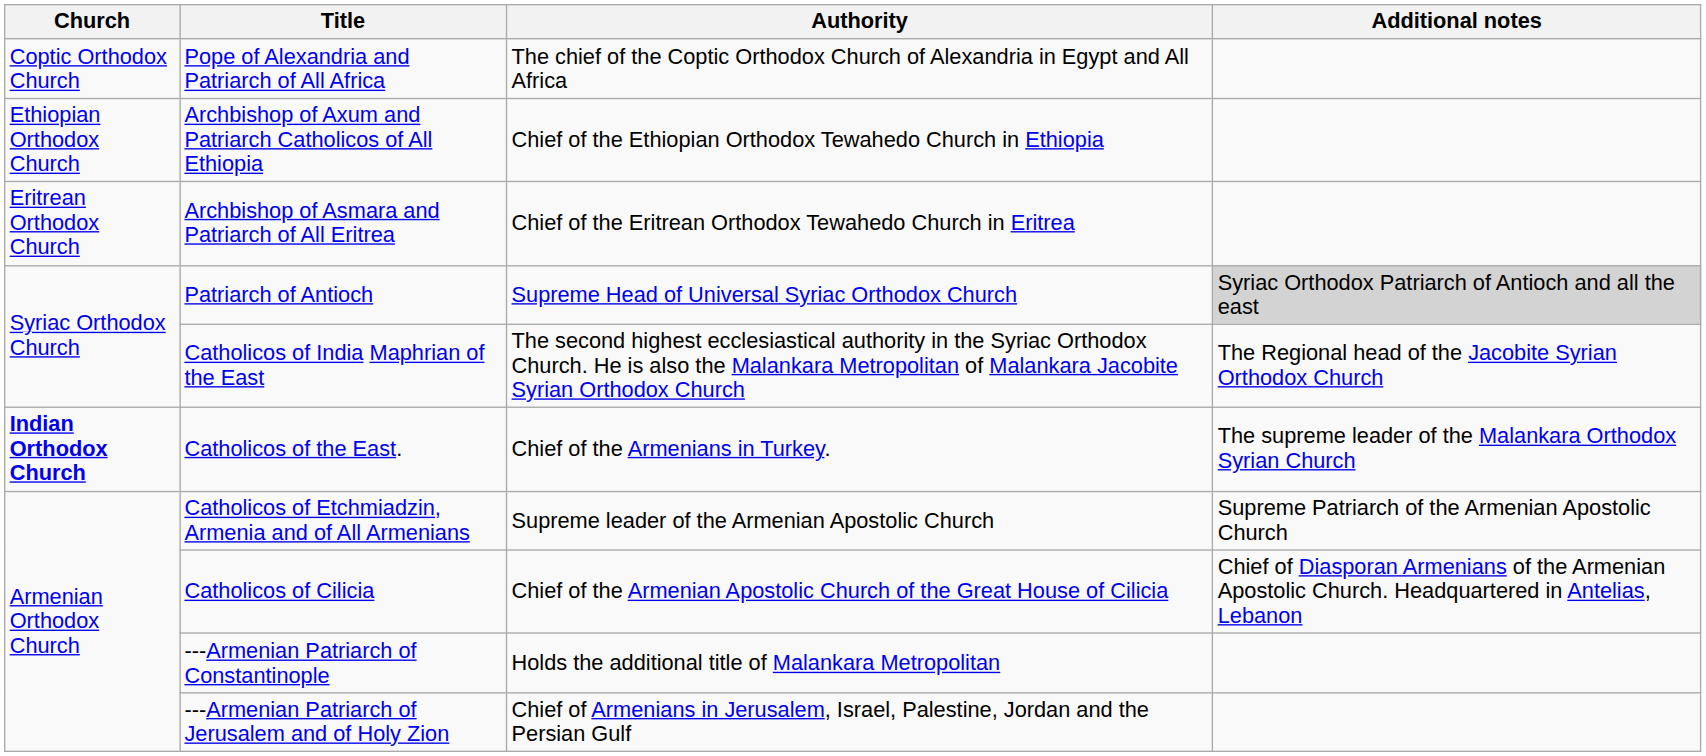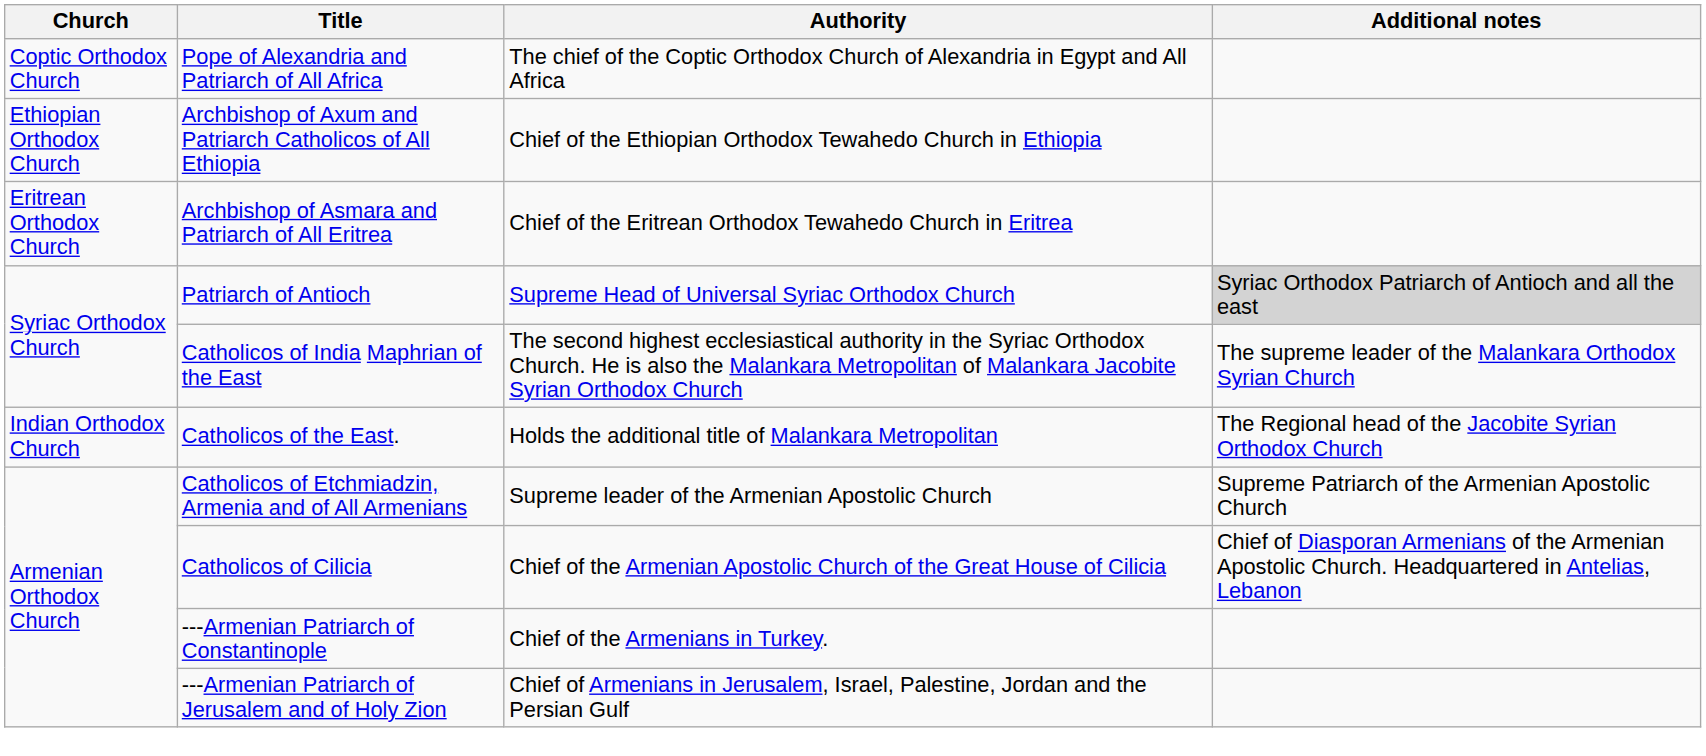(1417, 365) The Regional head of the Jacobite Syrian Orthodox Church -> (1446, 365) The supreme leader of the Malankara Orthodox Syrian Church
(59, 449) bold -> (87, 436) normal
(671, 449) Chief of the Armenians in Turkey. -> (754, 436) Holds the additional title of Malankara Metropolitan
(1447, 449) The supreme leader of the Malankara Orthodox Syrian Church -> (1416, 436) The Regional head of the Jacobite Syrian Orthodox Church
(756, 662) Holds the additional title of Malankara Metropolitan -> (669, 638) Chief of the Armenians in Turkey.
